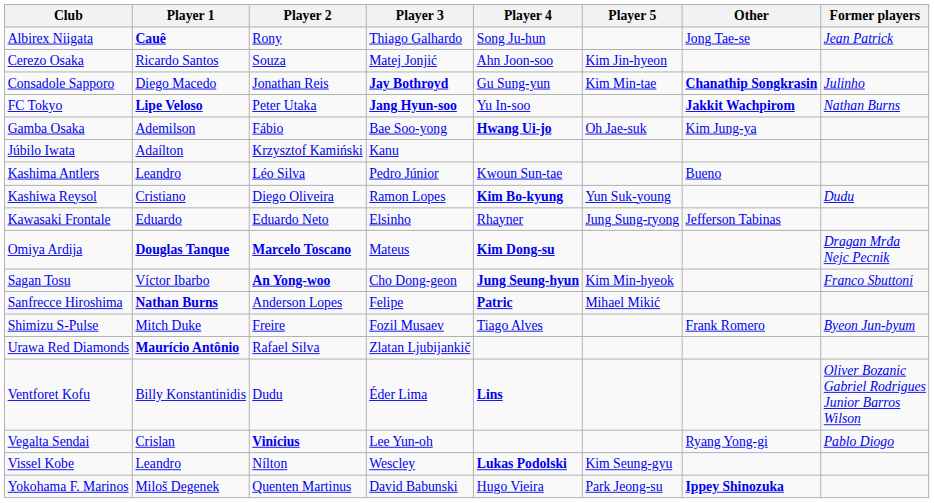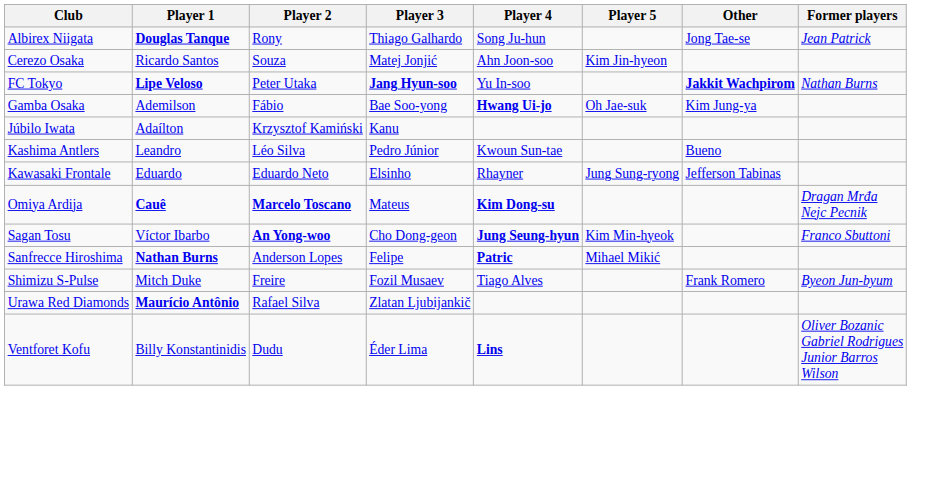(151, 38) Cauê -> (182, 38) Douglas Tanque
- row: (61, 83)
- row: (52, 196)
(182, 249) Douglas Tanque -> (151, 204) Cauê
- row: (48, 441)
- row: (41, 464)
- row: (68, 486)
